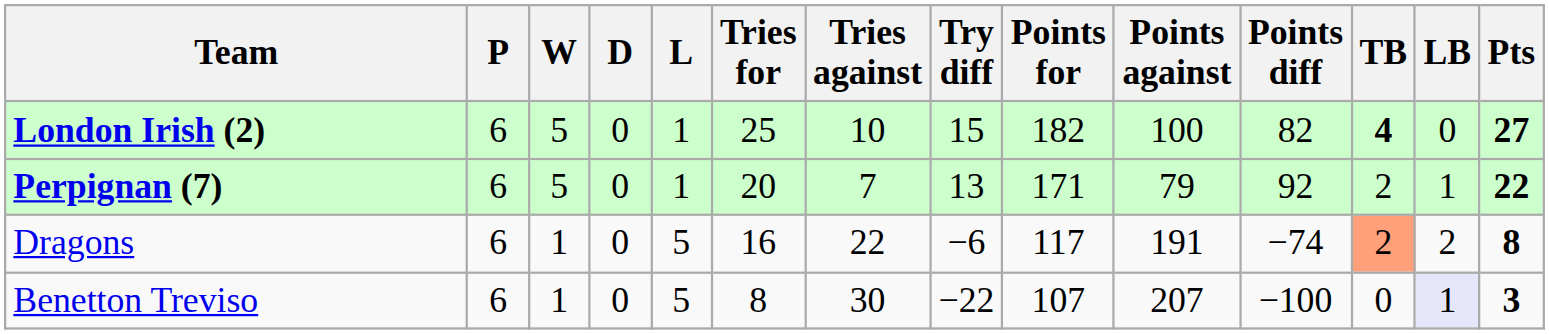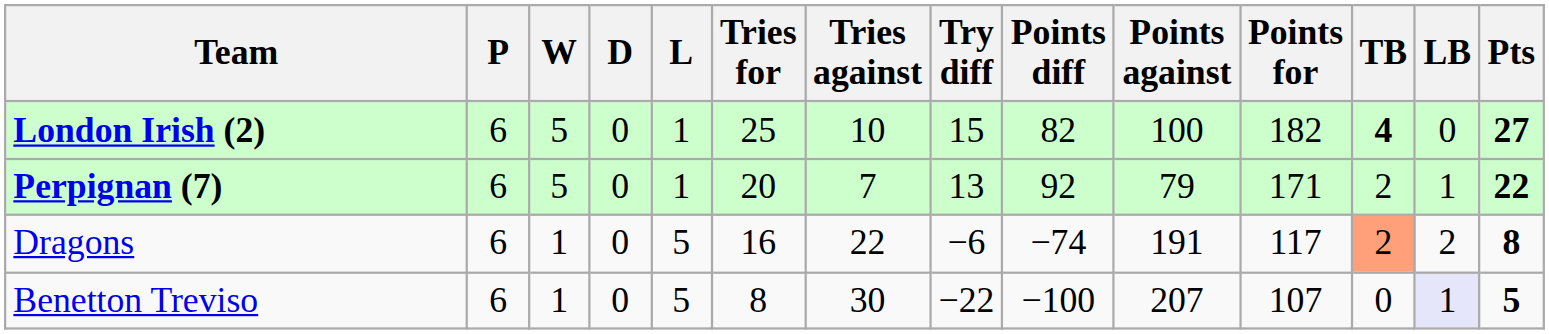columns swapped: (1058, 52) <-> (1296, 52)
(1511, 299) 3 -> (1511, 299) 5
